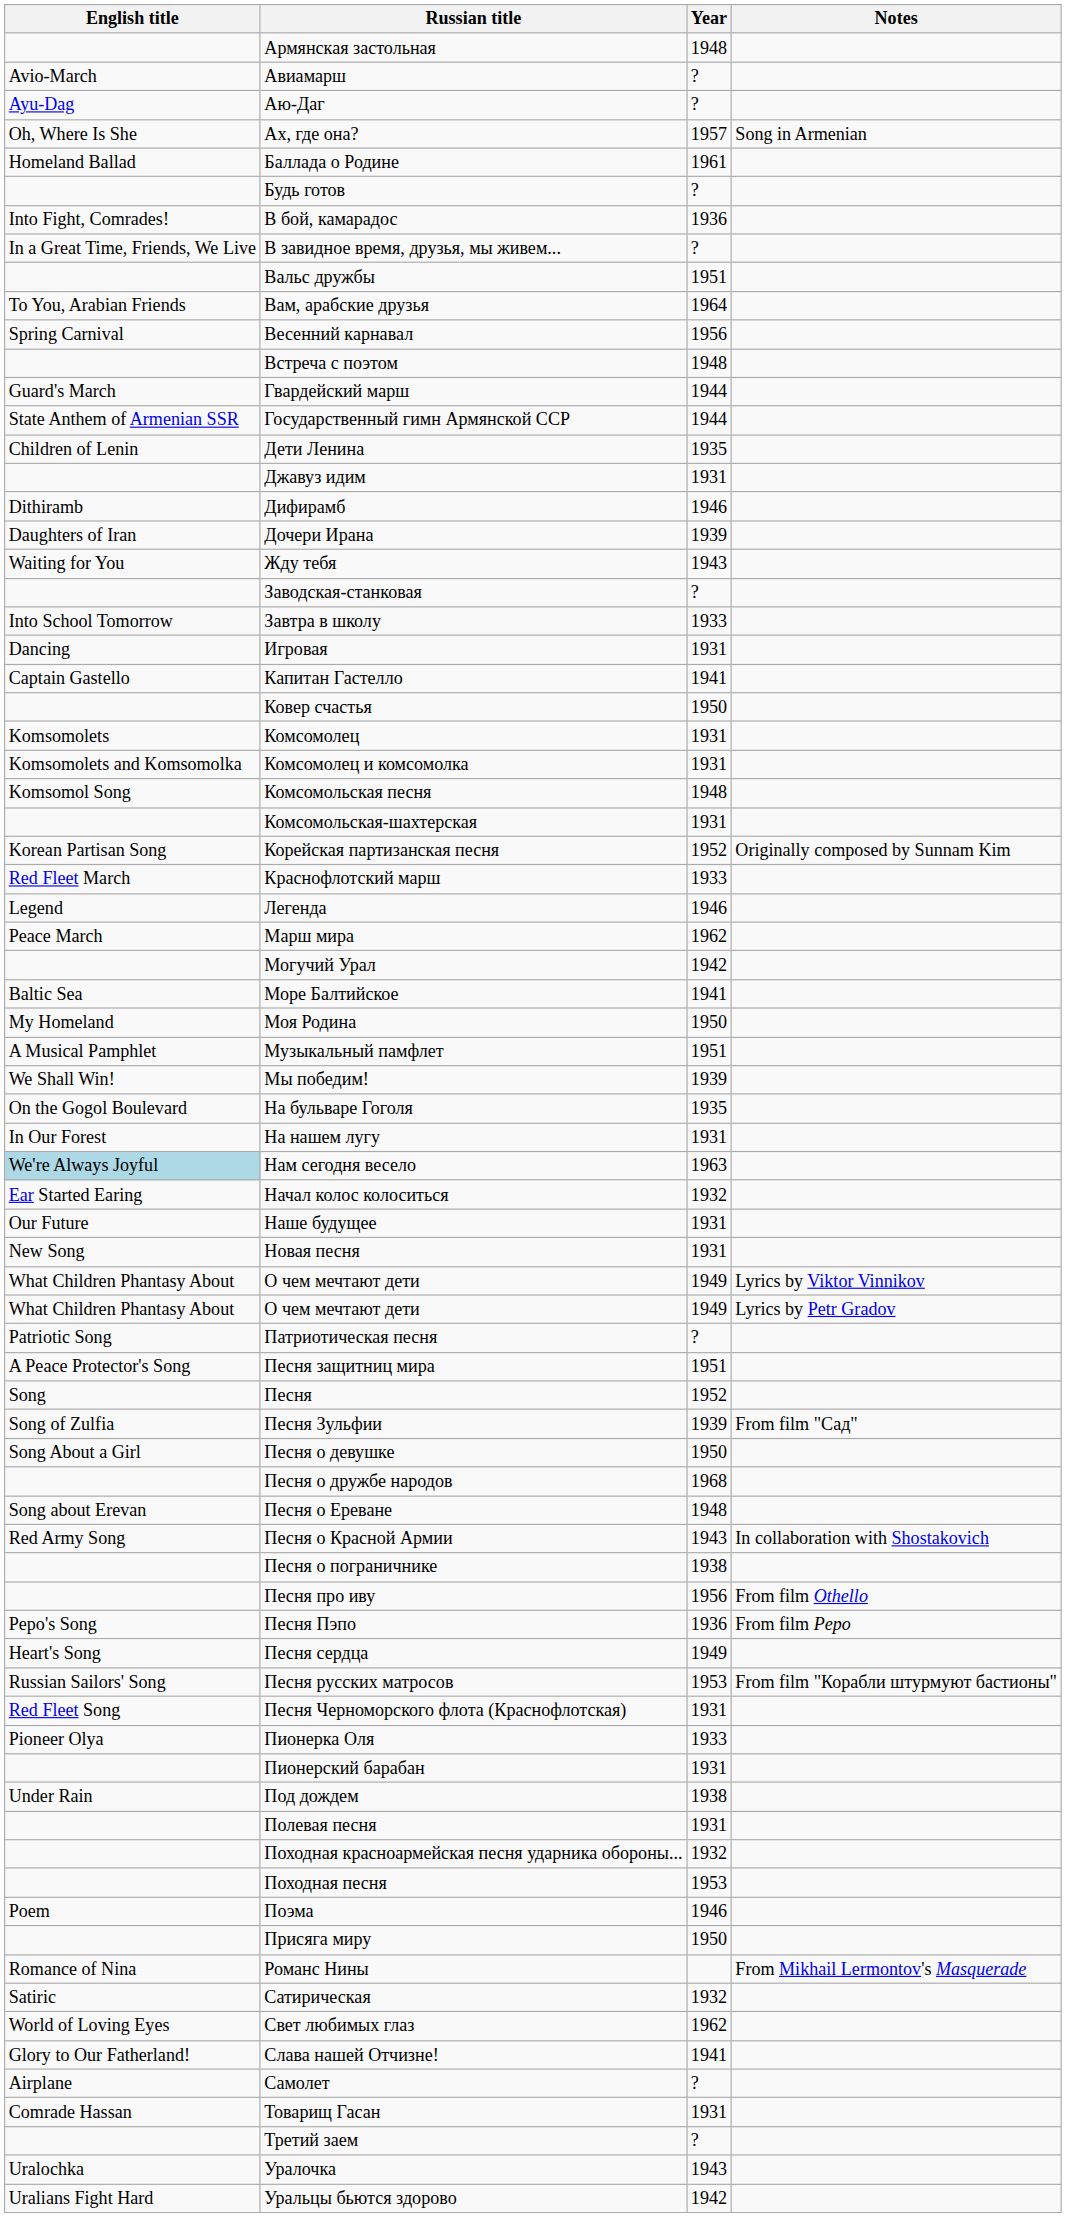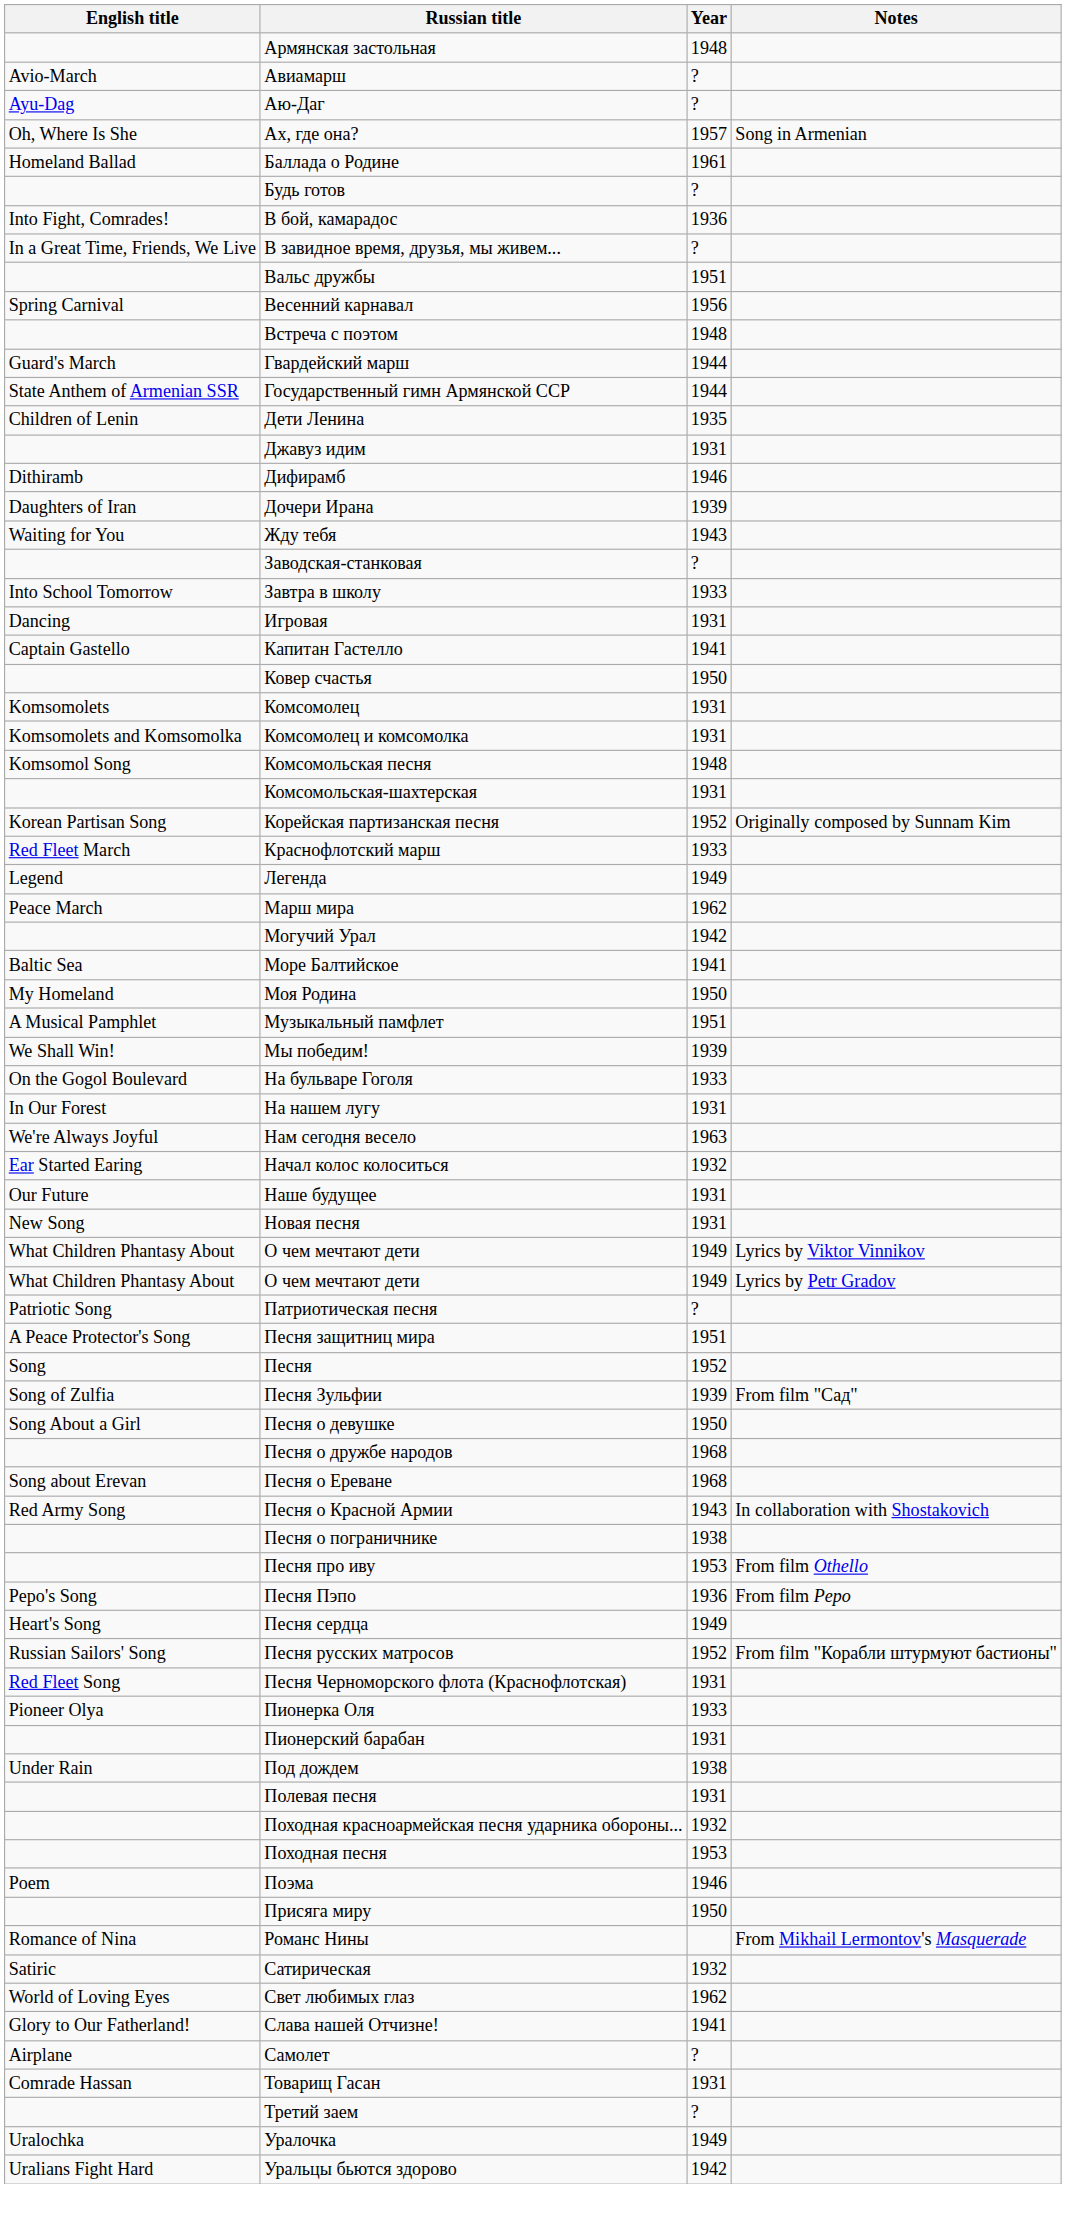- row: (347, 305)
(709, 907) 1946 -> (709, 879) 1949
(709, 1108) 1935 -> (709, 1079) 1933
(83, 1165) lightblue background -> (83, 1137) no background
(709, 1509) 1948 -> (709, 1481) 1968
(709, 1595) 1956 -> (709, 1567) 1953
(709, 1681) 1953 -> (709, 1653) 1952
(709, 2169) 1943 -> (709, 2140) 1949
